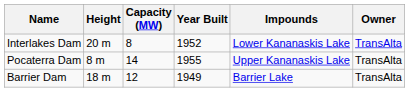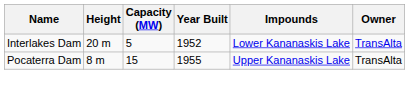(129, 43) 8 -> (129, 43) 5
(132, 60) 14 -> (132, 60) 15
- row: (37, 78)
